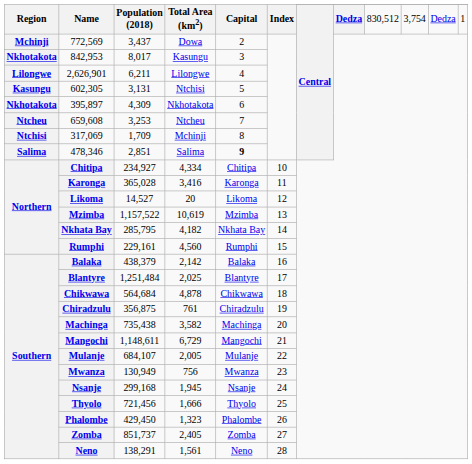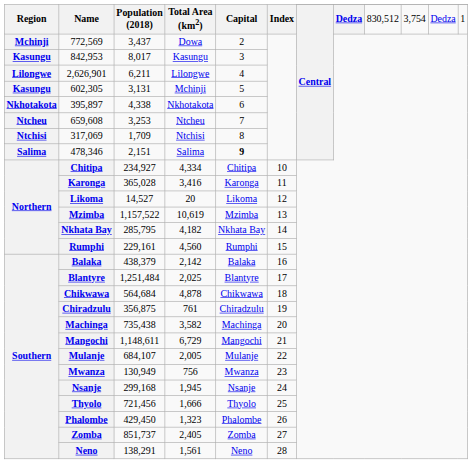(32, 57) Nkhotakota -> (32, 57) Kasungu
(190, 89) Ntchisi -> (190, 89) Mchinji
(139, 104) 4,309 -> (139, 104) 4,338
(190, 136) Mchinji -> (190, 136) Ntchisi
(139, 152) 2,851 -> (139, 152) 2,151
